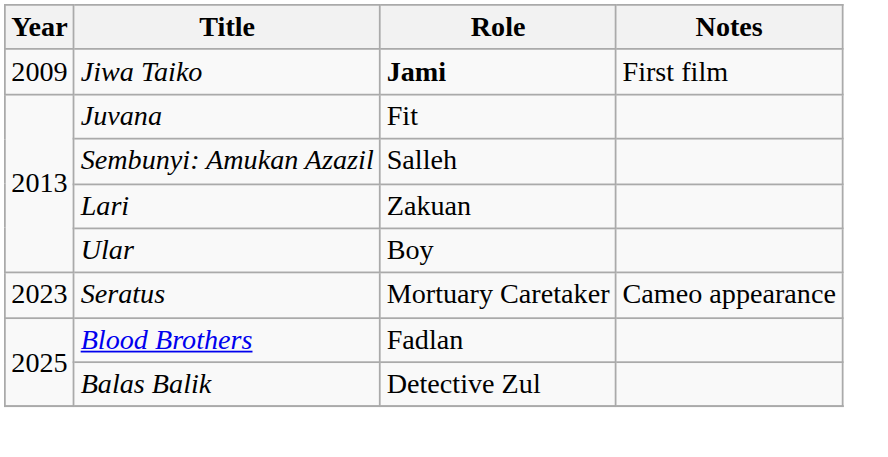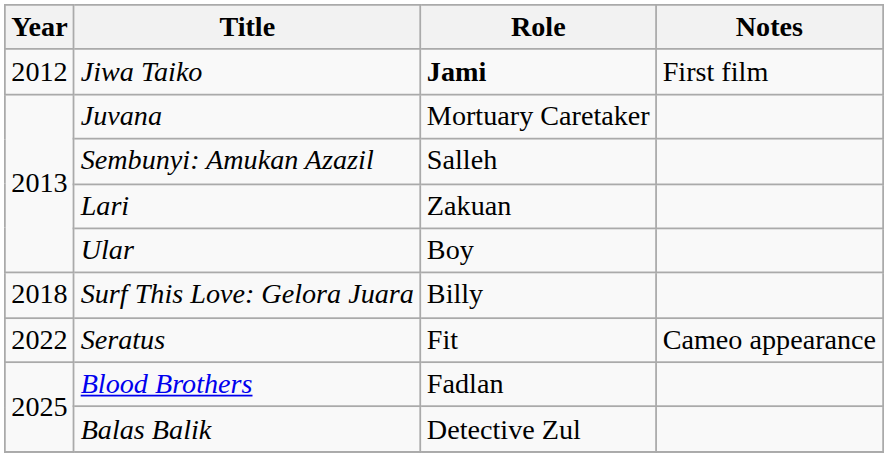(40, 71) 2009 -> (40, 71) 2012
(402, 116) Fit -> (538, 116) Mortuary Caretaker
+ row: (247, 294)
(40, 294) 2023 -> (40, 339) 2022
(498, 294) Mortuary Caretaker -> (443, 339) Fit
